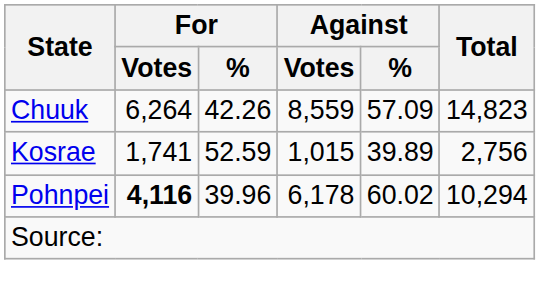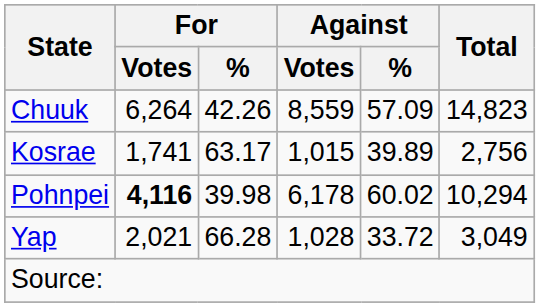(238, 152) 52.59 -> (238, 152) 63.17
(238, 195) 39.96 -> (238, 195) 39.98
+ row: (34, 237)
